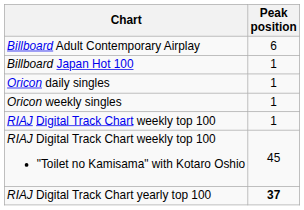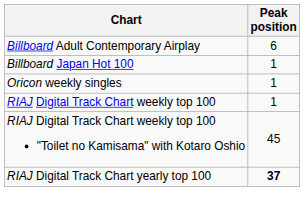- row: (58, 83)
